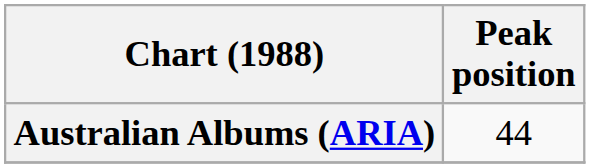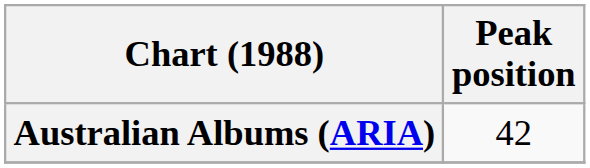(514, 132) 44 -> (514, 132) 42
